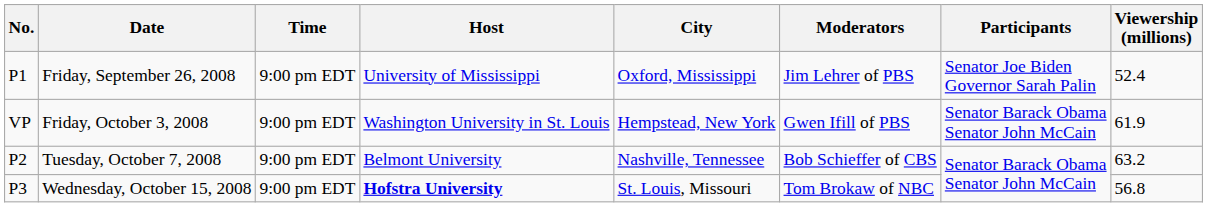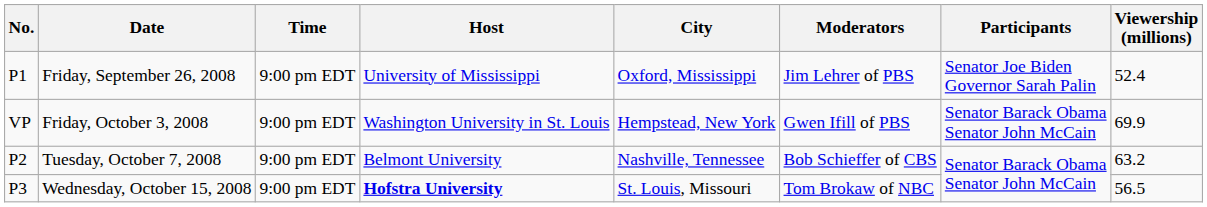(1130, 122) 61.9 -> (1130, 122) 69.9
(1130, 187) 56.8 -> (1130, 187) 56.5
